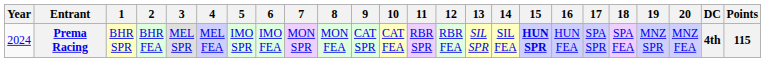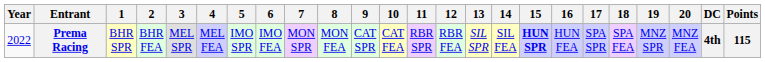(19, 40) 2024 -> (19, 40) 2022
